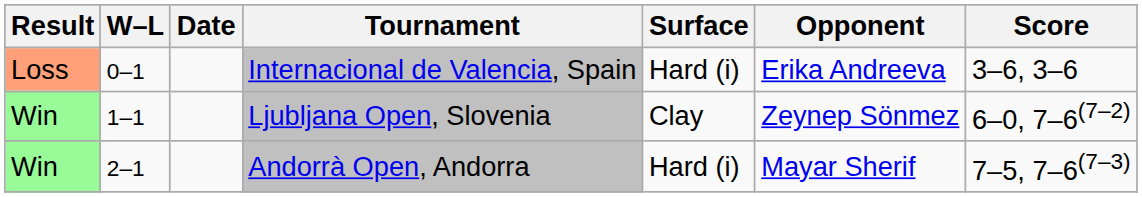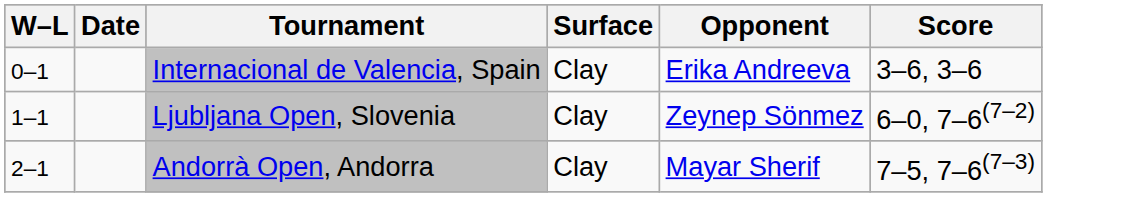- column: (53, 26)
(694, 69) Hard (i) -> (580, 69) Clay
(694, 166) Hard (i) -> (580, 166) Clay
